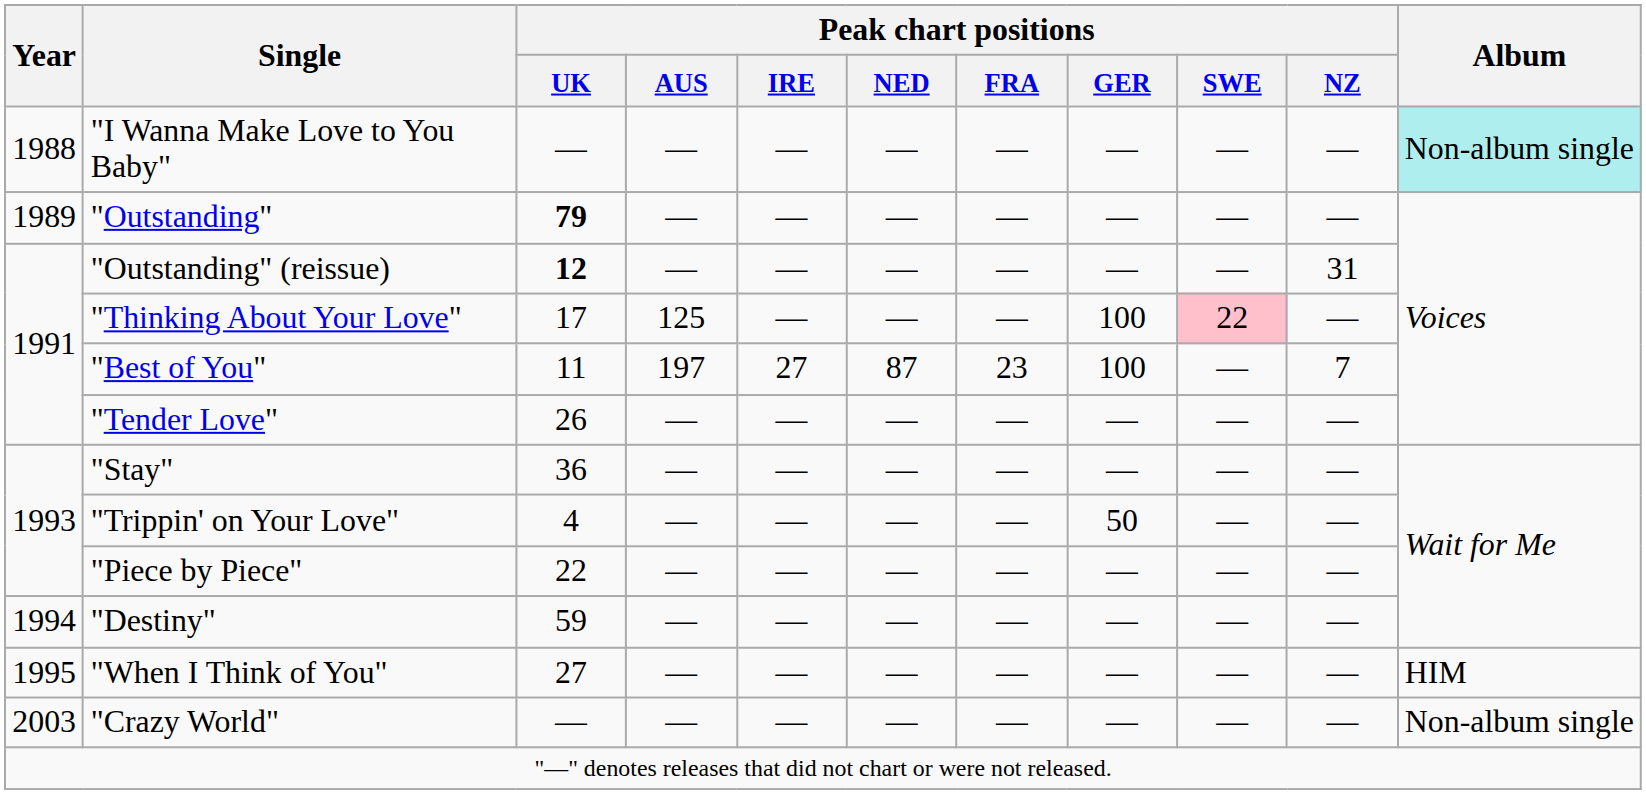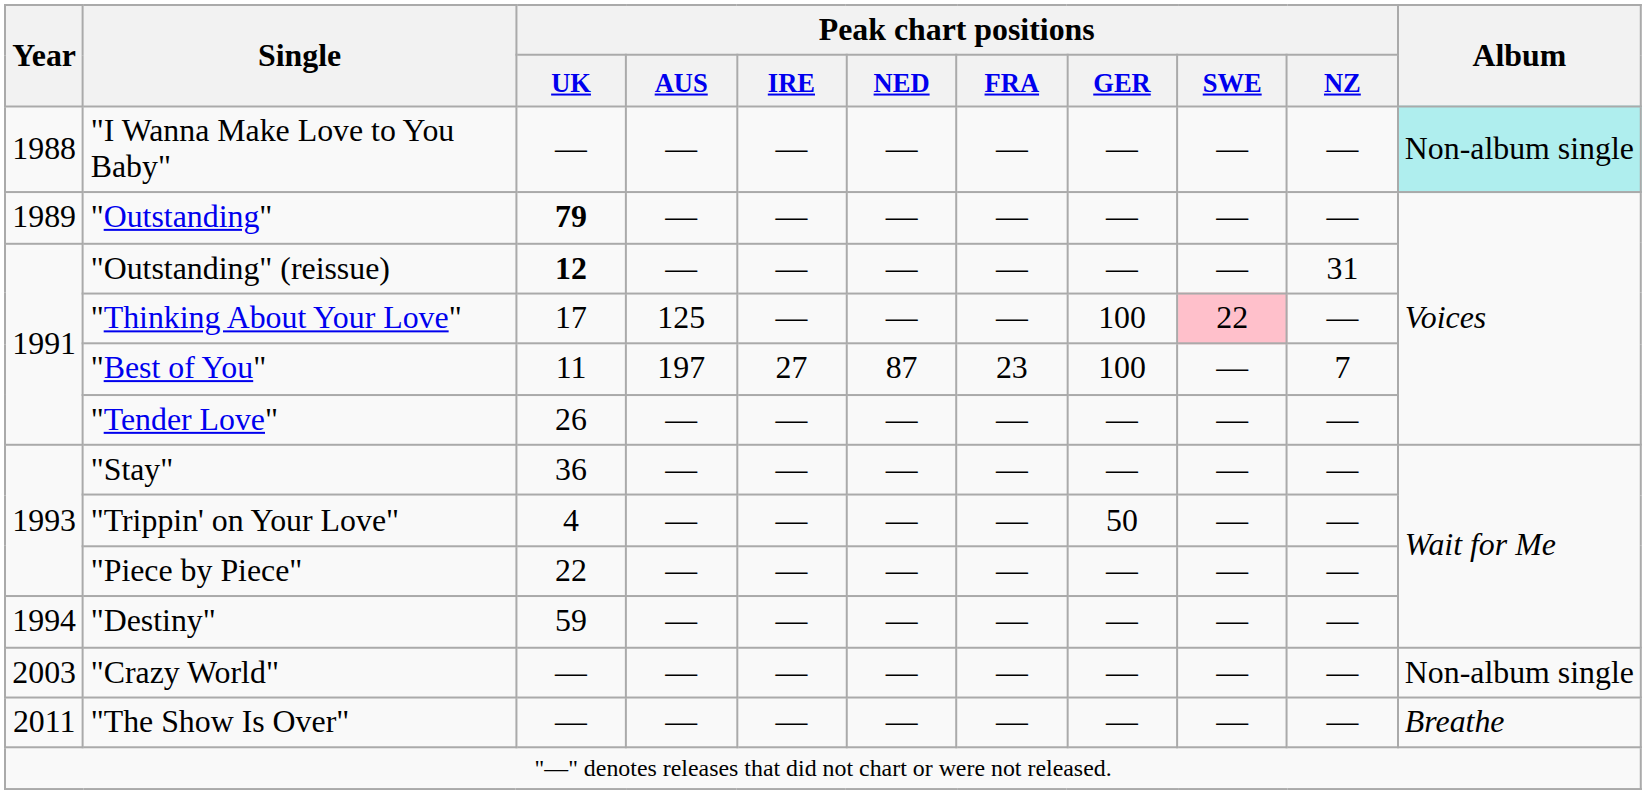- row: (239, 671)
+ row: (220, 722)
